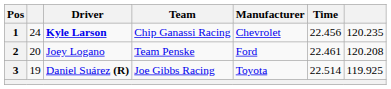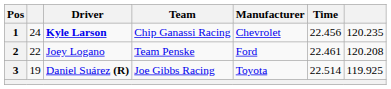(35, 51) 20 -> (35, 51) 22
